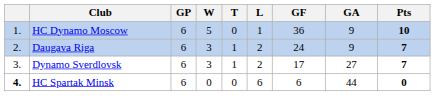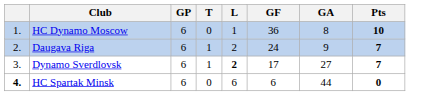- column: (209, 13)
(351, 30) 9 -> (326, 30) 8
(260, 64) normal -> (234, 64) bold
